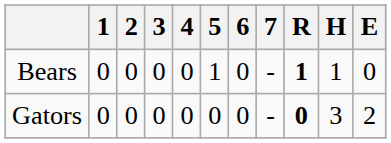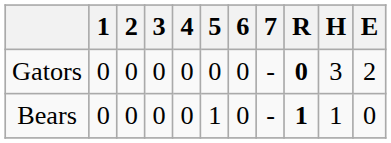rows swapped: (47, 71) <-> (47, 115)
